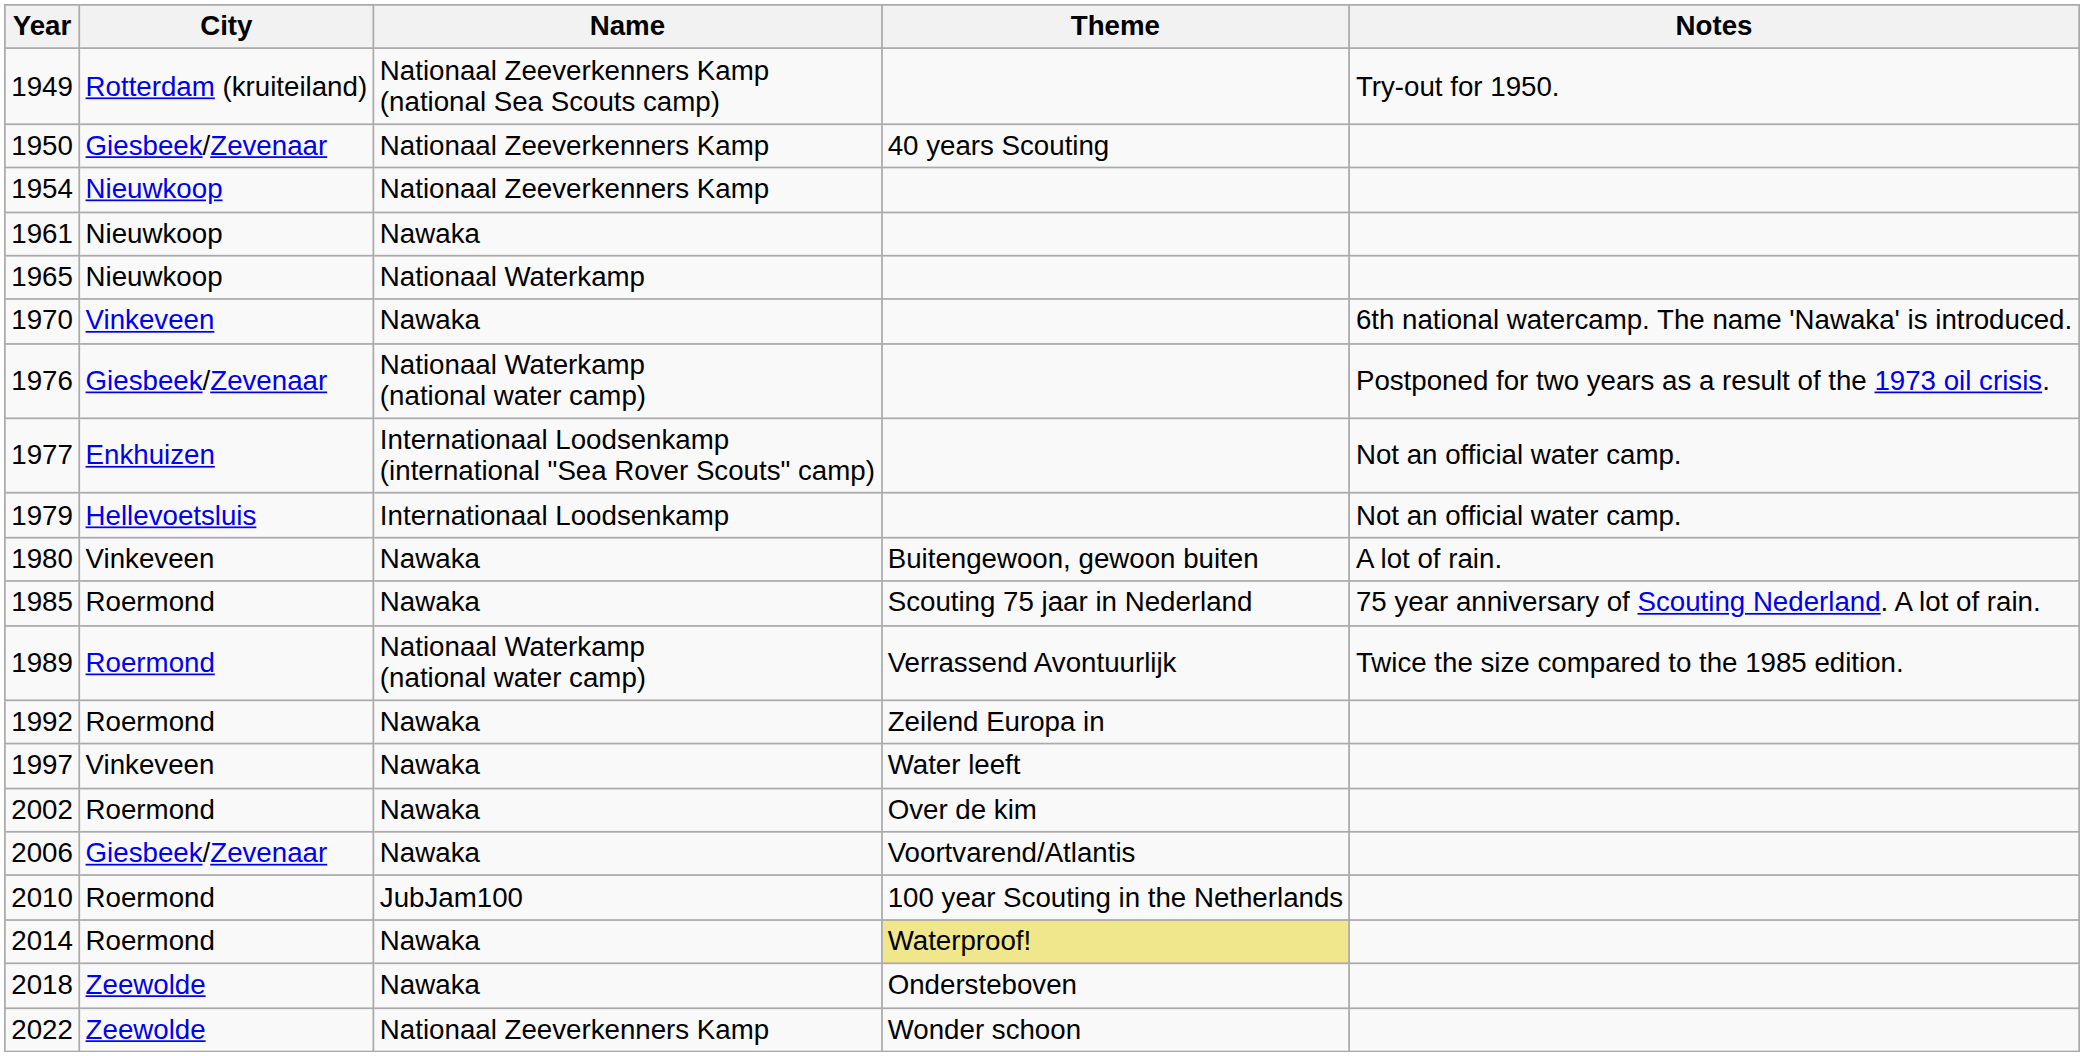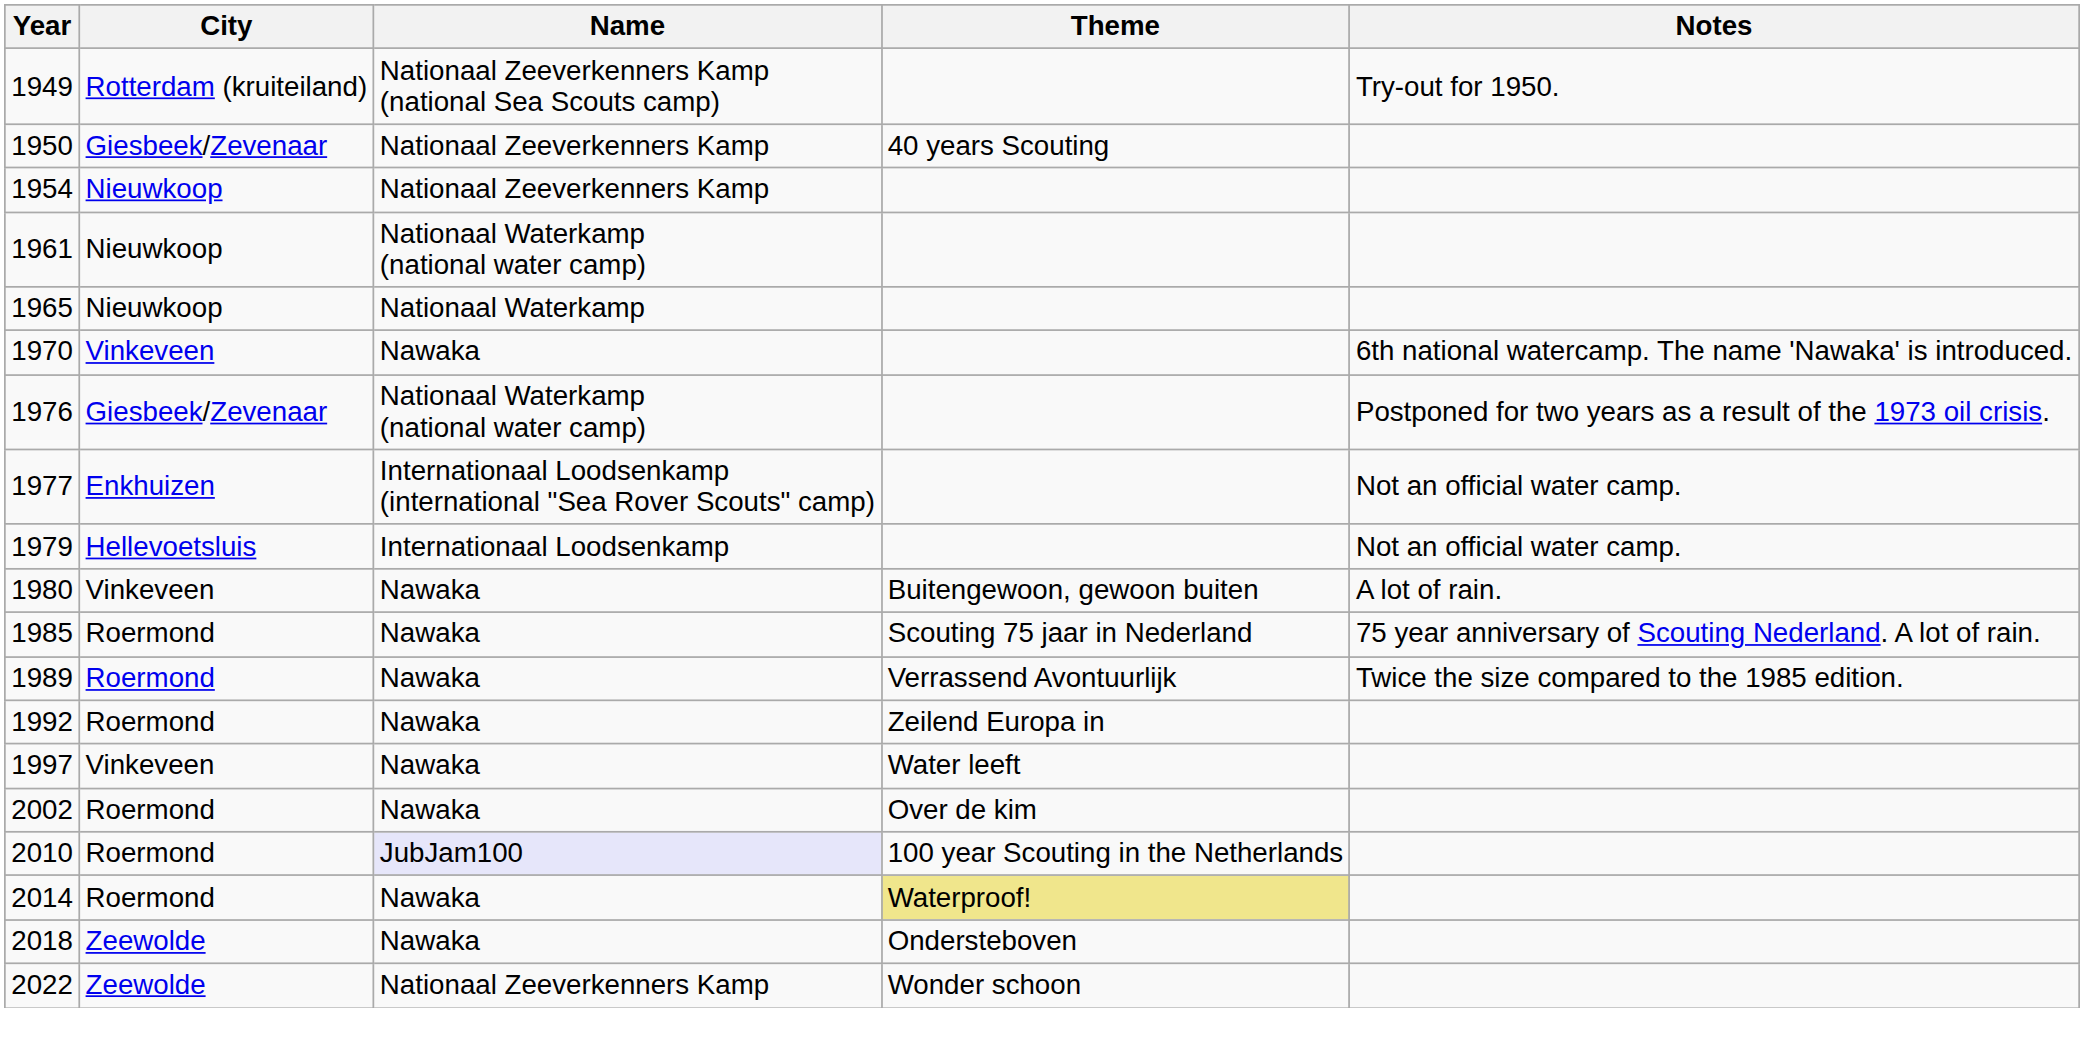(430, 233) Nawaka -> (513, 248) Nationaal Waterkamp (national water camp)
(513, 662) Nationaal Waterkamp (national water camp) -> (430, 677) Nawaka
- row: (42, 853)
(451, 897) no background -> (451, 853) lavender background
